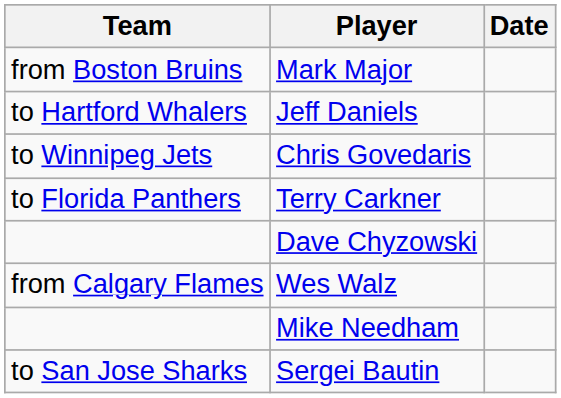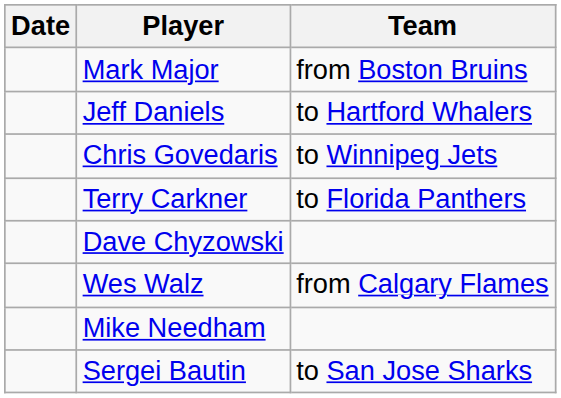columns swapped: (519, 26) <-> (137, 26)
